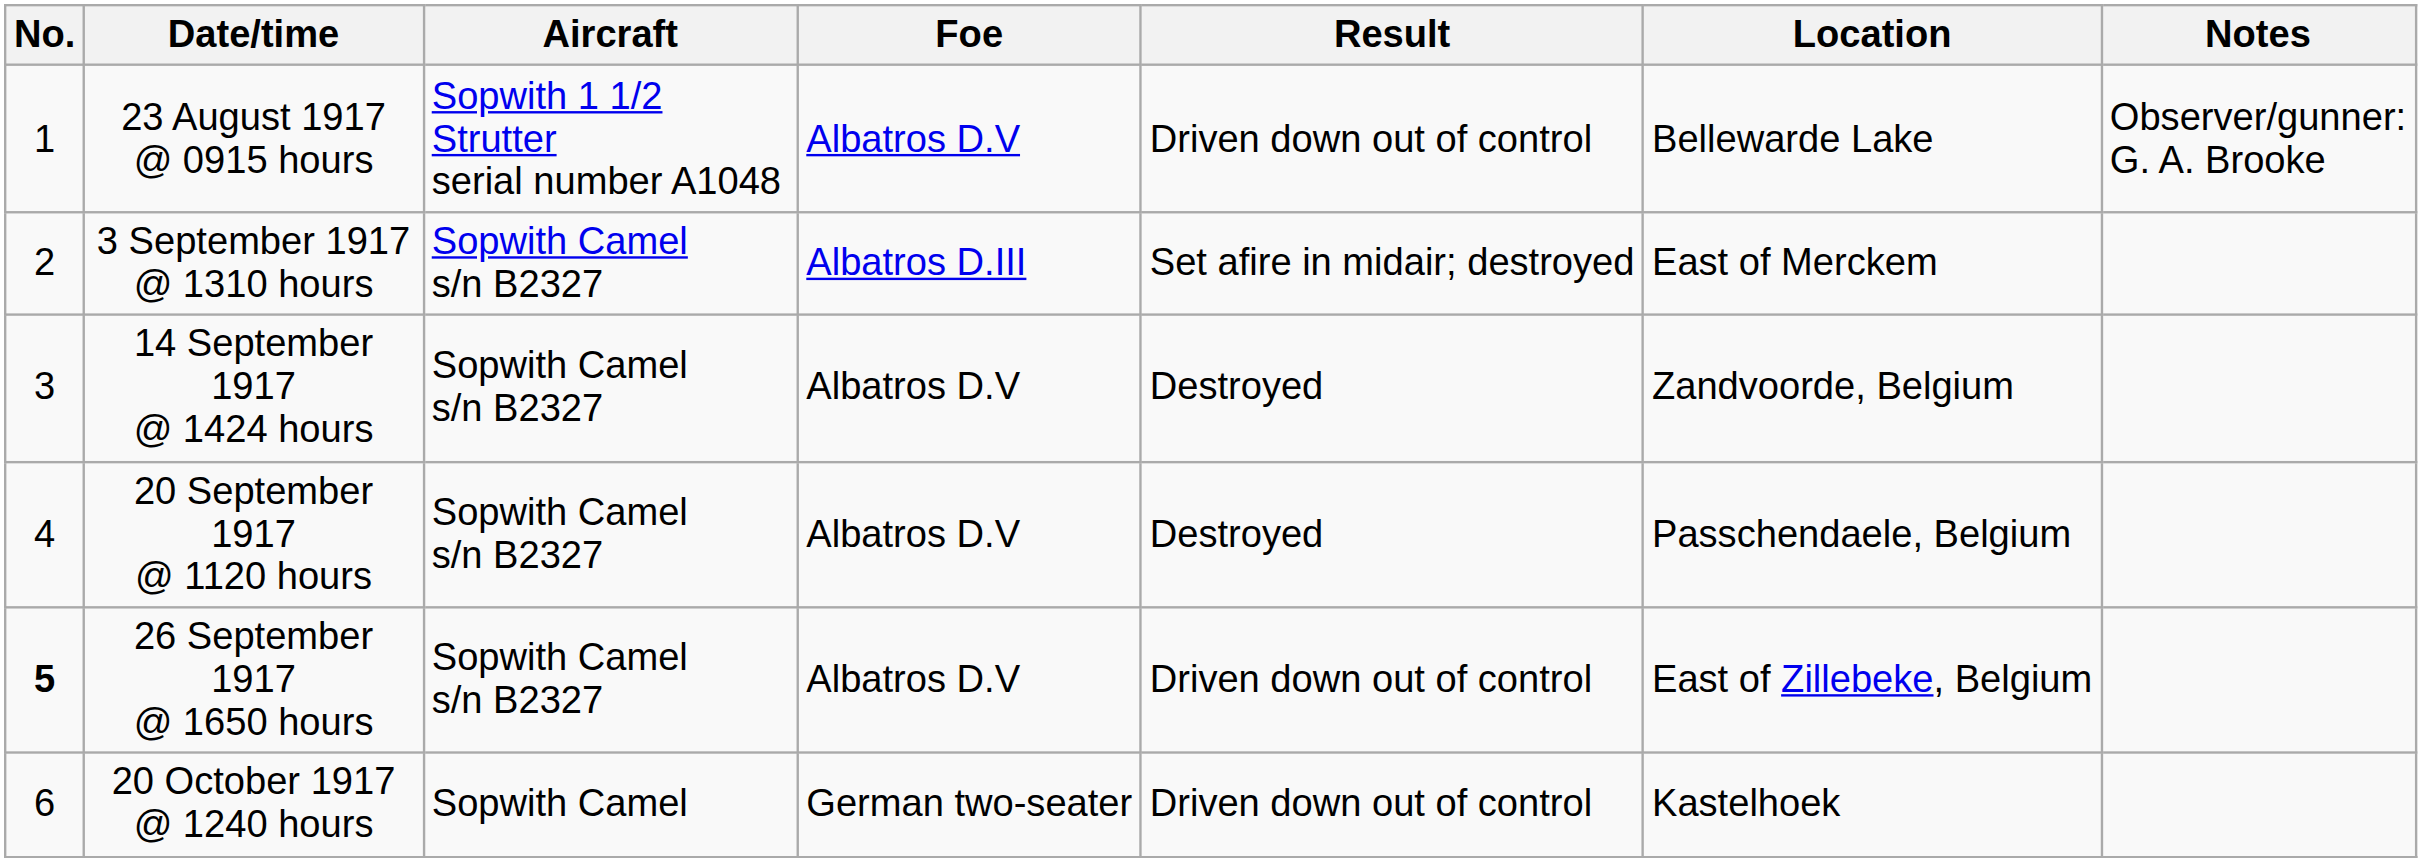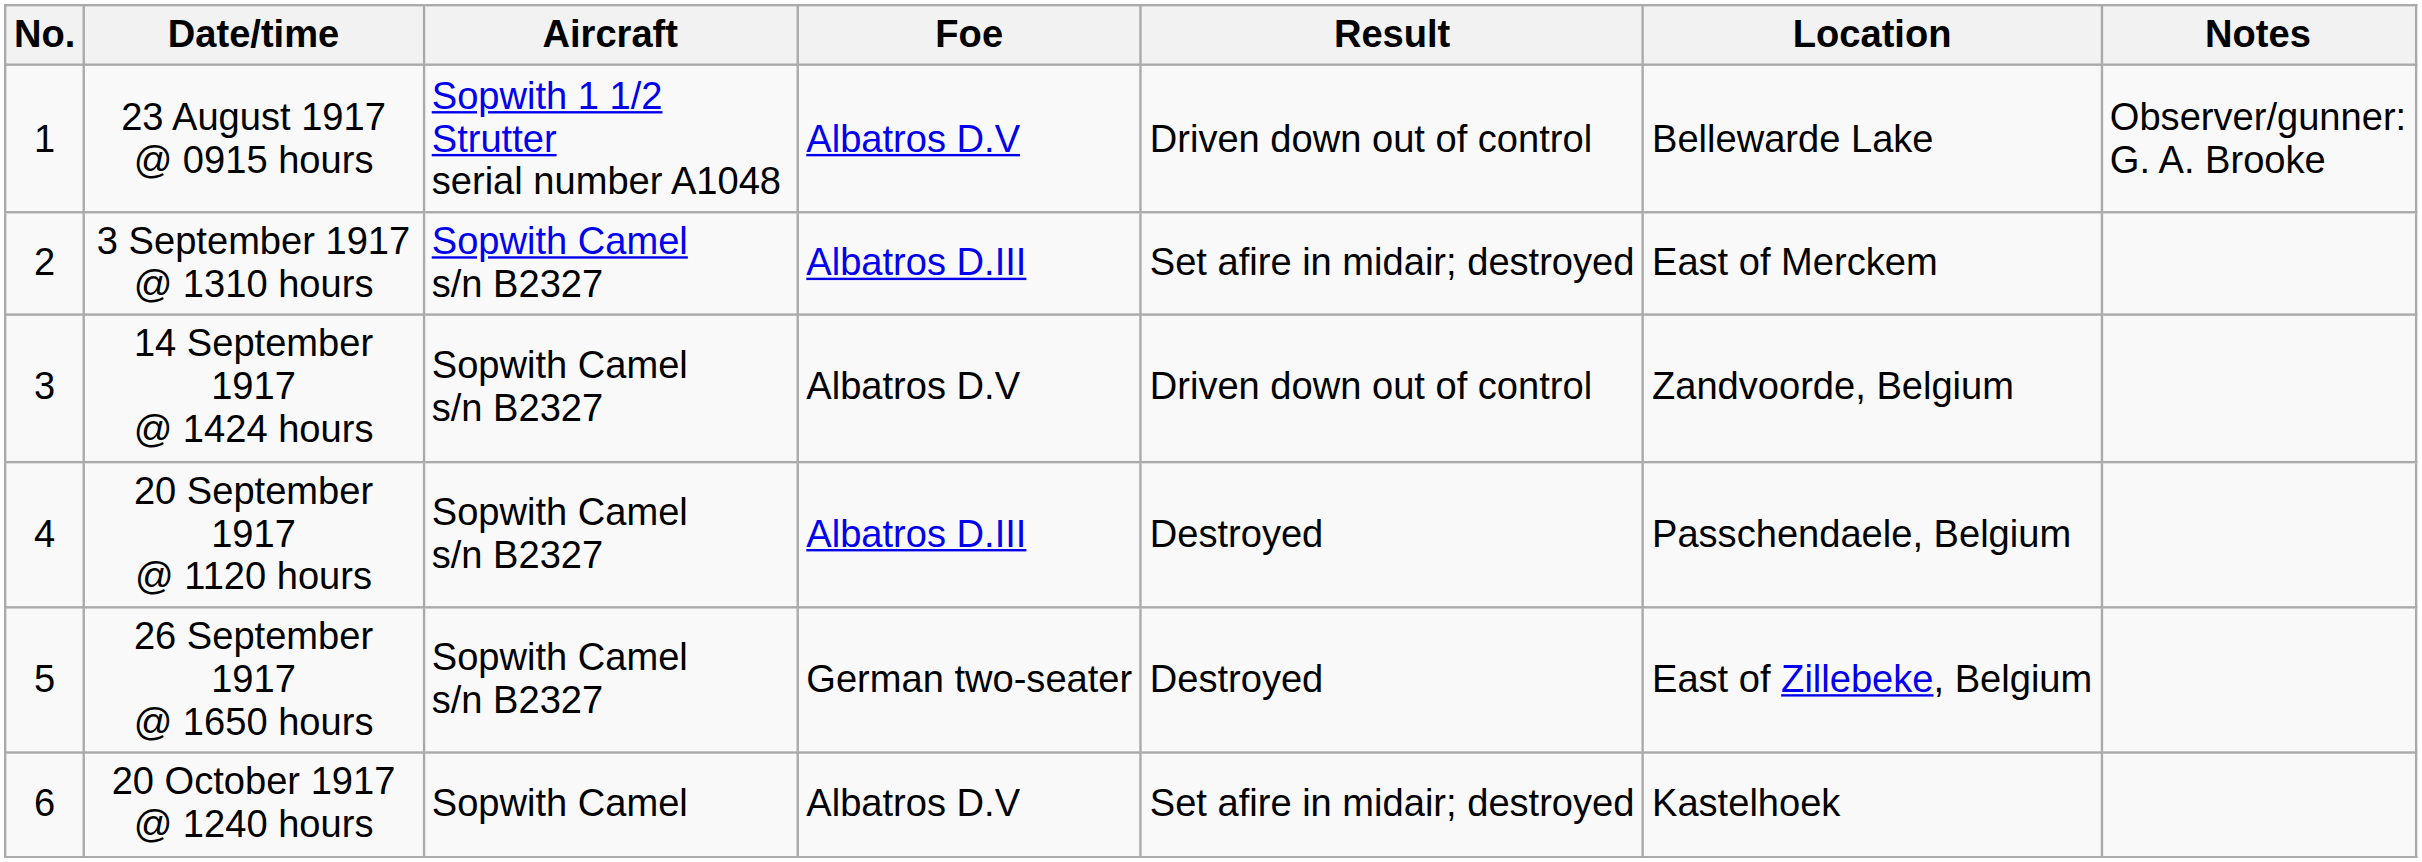(1237, 387) Destroyed -> (1371, 387) Driven down out of control
(913, 533) Albatros D.V -> (916, 533) Albatros D.III
(45, 679) bold -> (45, 679) normal
(913, 679) Albatros D.V -> (969, 679) German two-seater
(1371, 679) Driven down out of control -> (1237, 679) Destroyed
(969, 804) German two-seater -> (913, 804) Albatros D.V
(1371, 804) Driven down out of control -> (1392, 804) Set afire in midair; destroyed
